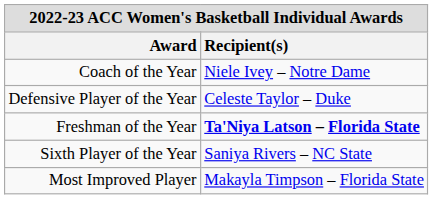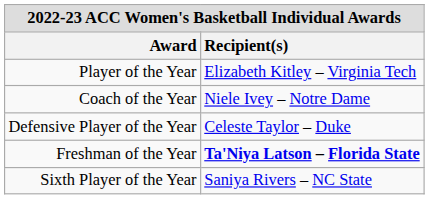+ row: (138, 72)
- row: (123, 180)
